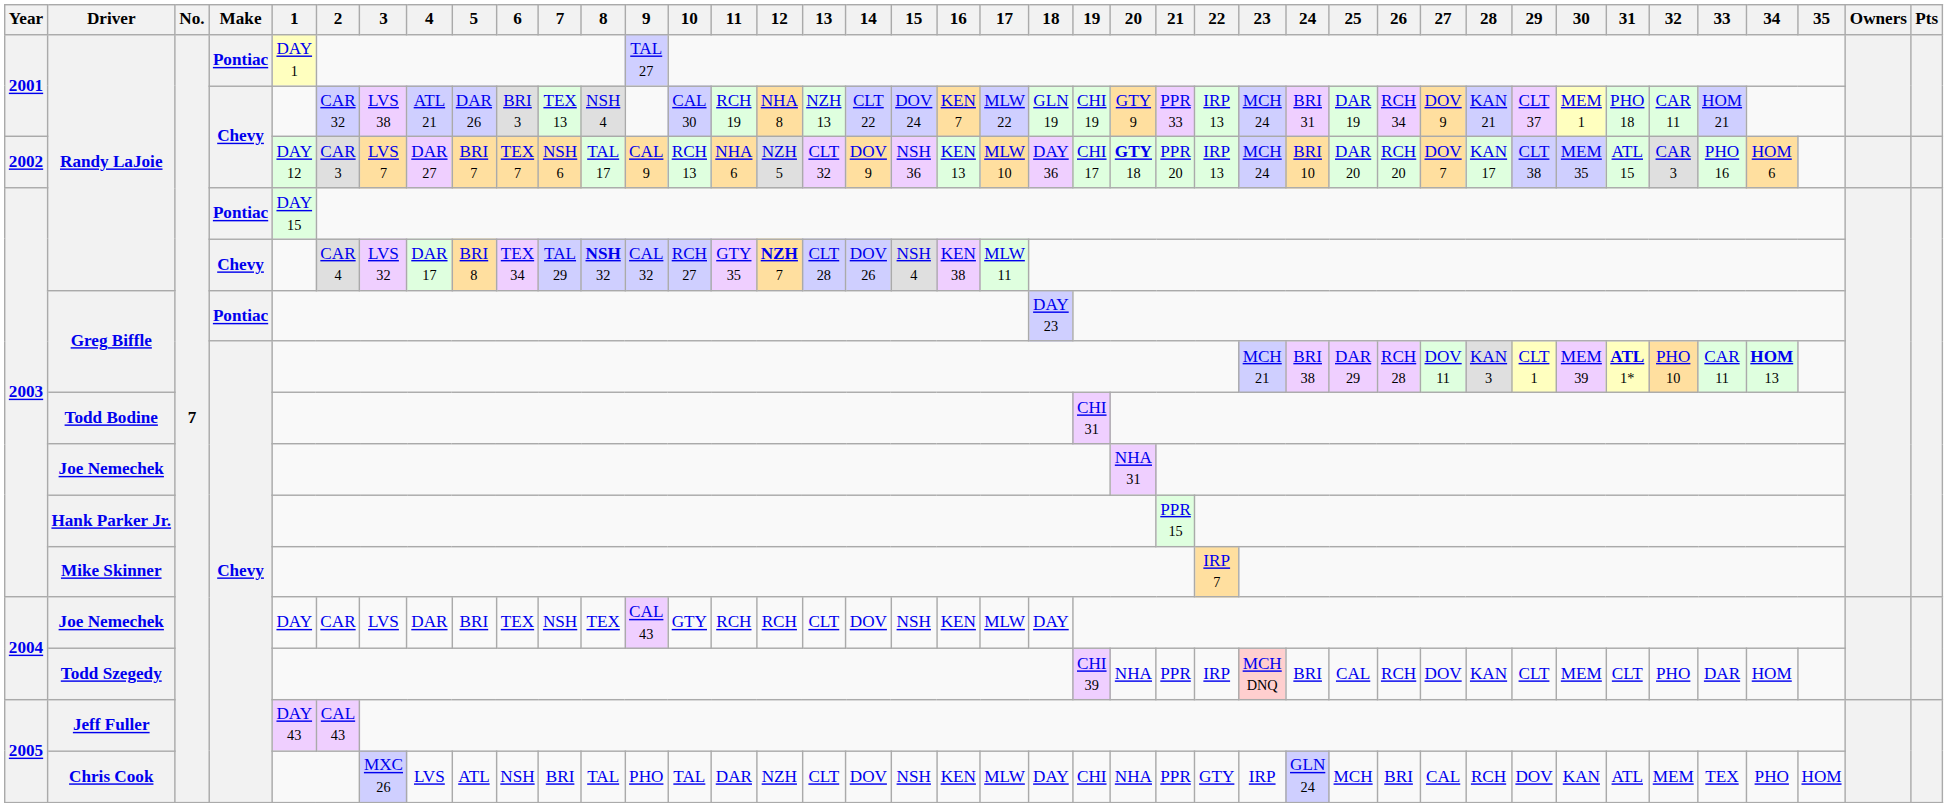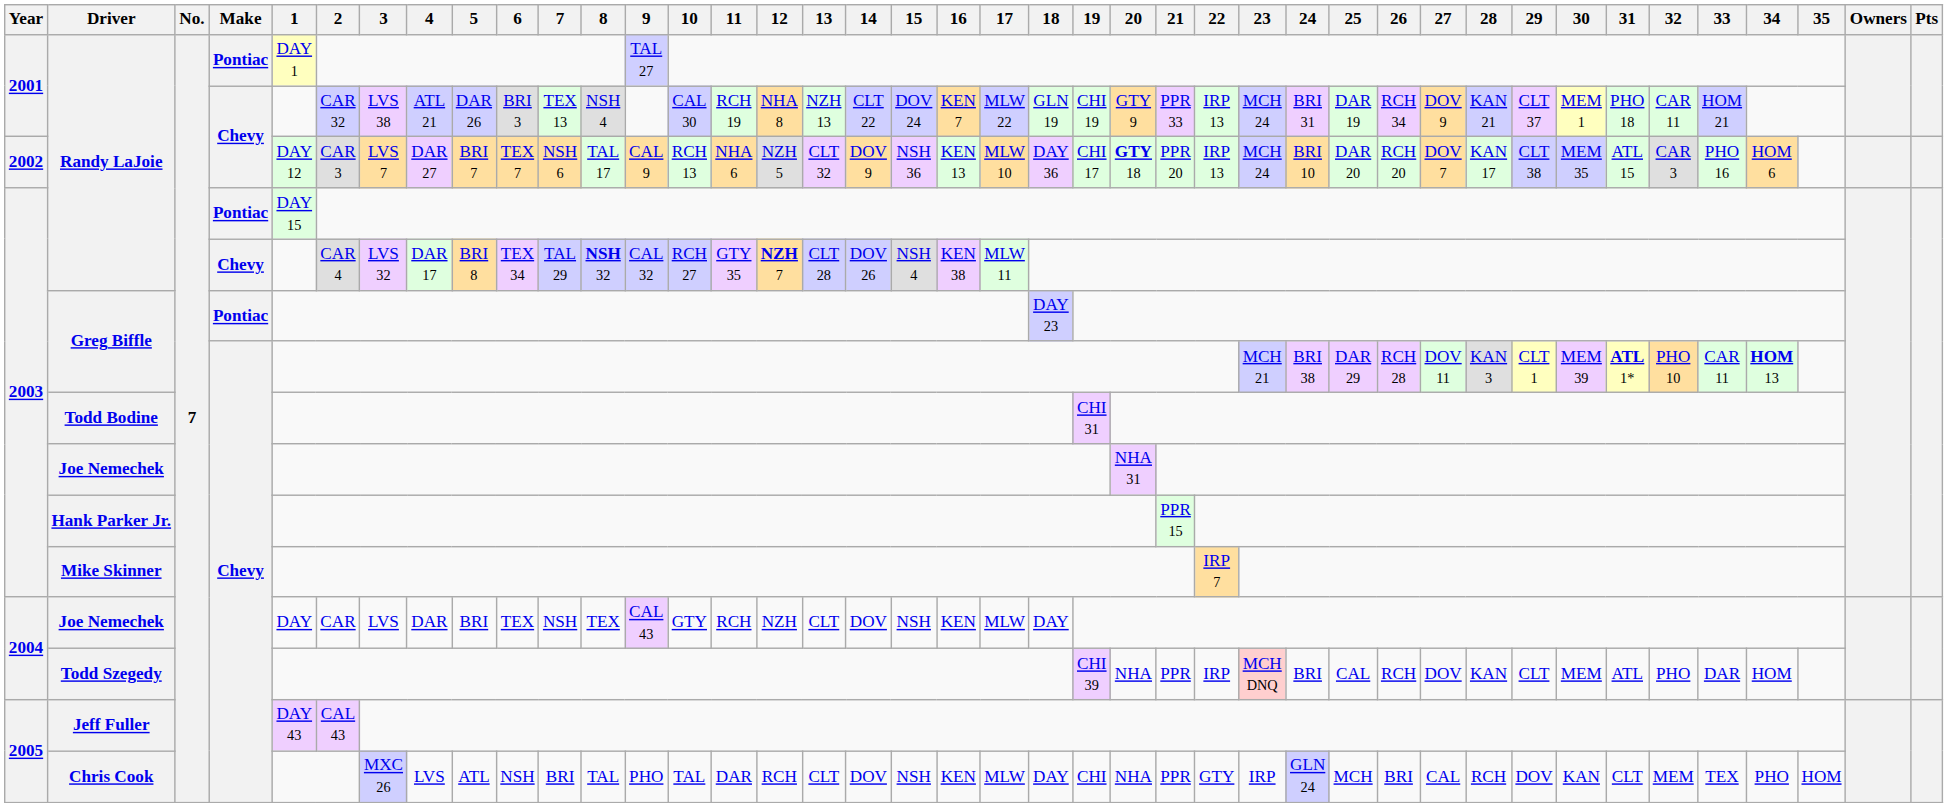(779, 622) RCH -> (779, 622) NZH
(1627, 673) CLT -> (1627, 673) ATL
(779, 776) NZH -> (779, 776) RCH
(1627, 776) ATL -> (1627, 776) CLT
